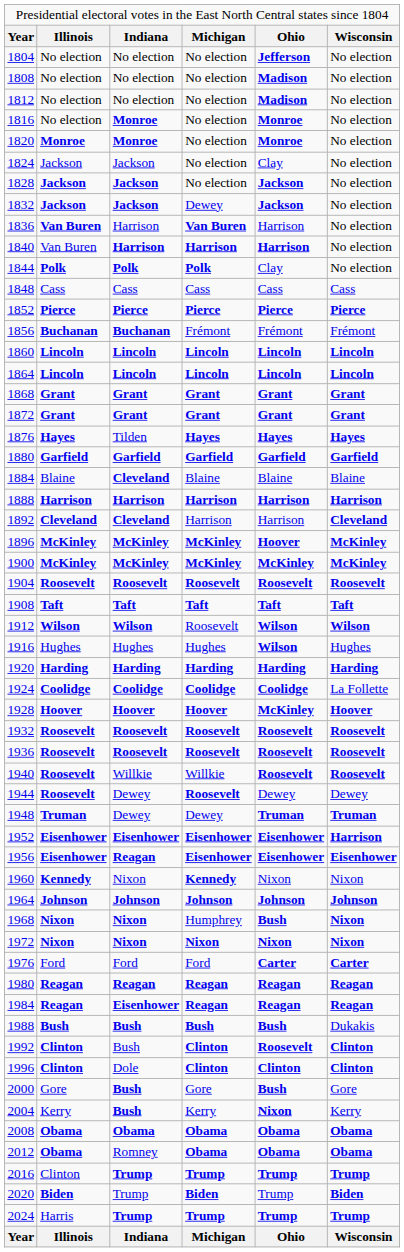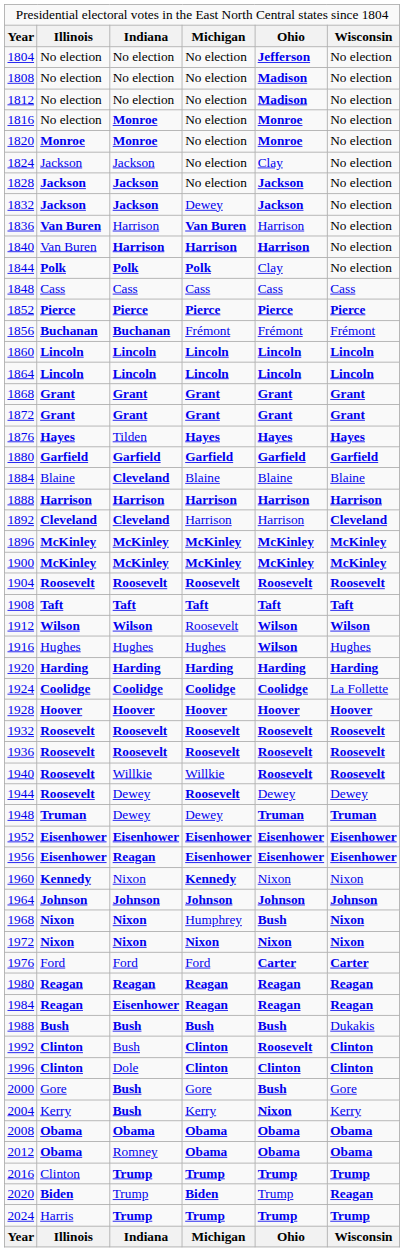(279, 541) Hoover -> (286, 541) McKinley
(286, 710) McKinley -> (279, 710) Hoover
(356, 836) Harrison -> (363, 836) Eisenhower
(347, 1194) Biden -> (352, 1194) Reagan
